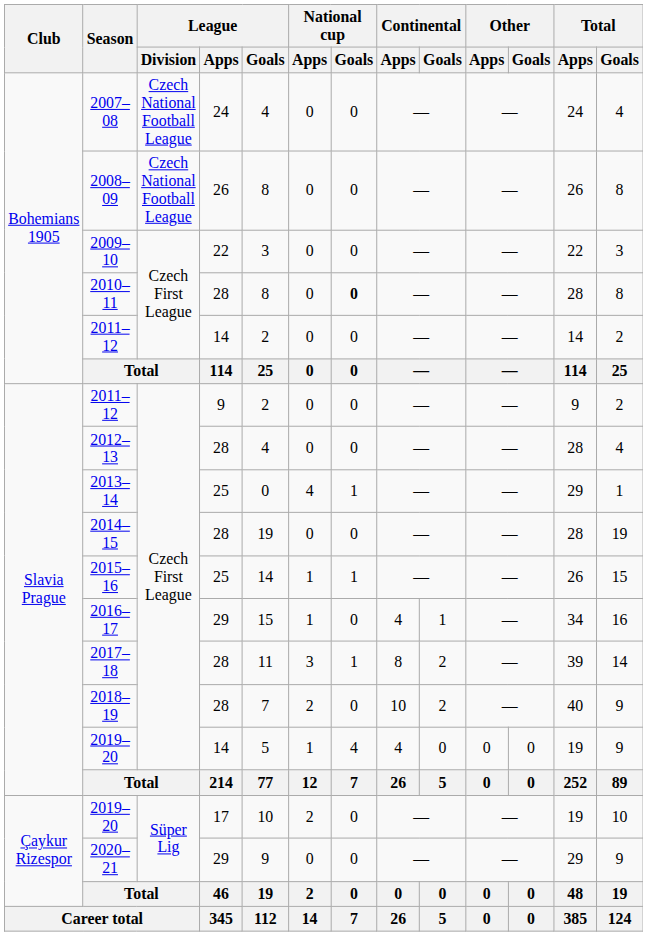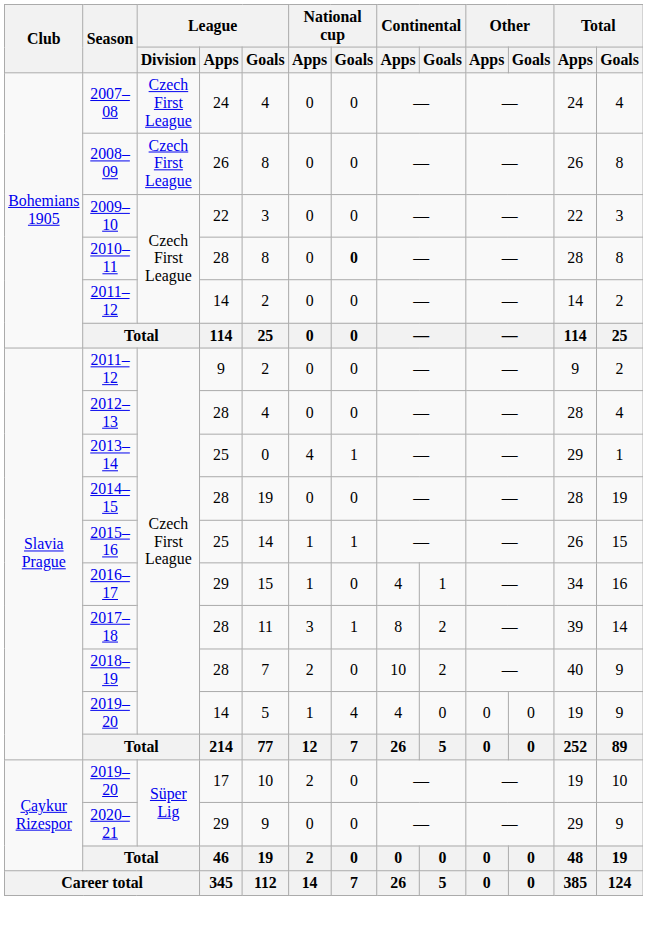(168, 111) Czech National Football League -> (168, 102) Czech First League
(168, 190) Czech National Football League -> (168, 163) Czech First League
